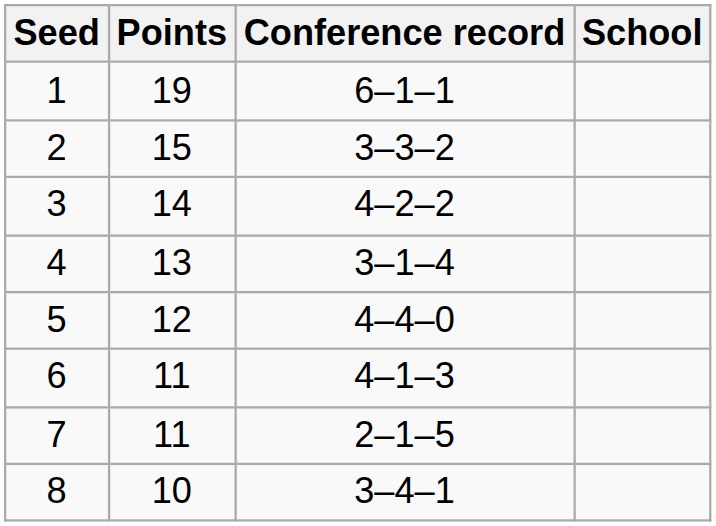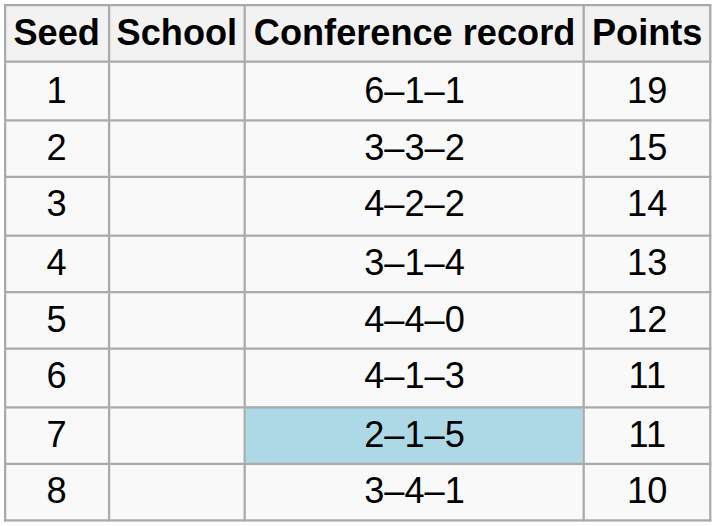columns swapped: (642, 33) <-> (172, 33)
(404, 434) no background -> (415, 434) lightblue background
